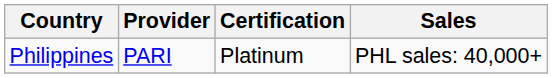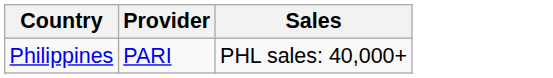- column: (283, 21)
